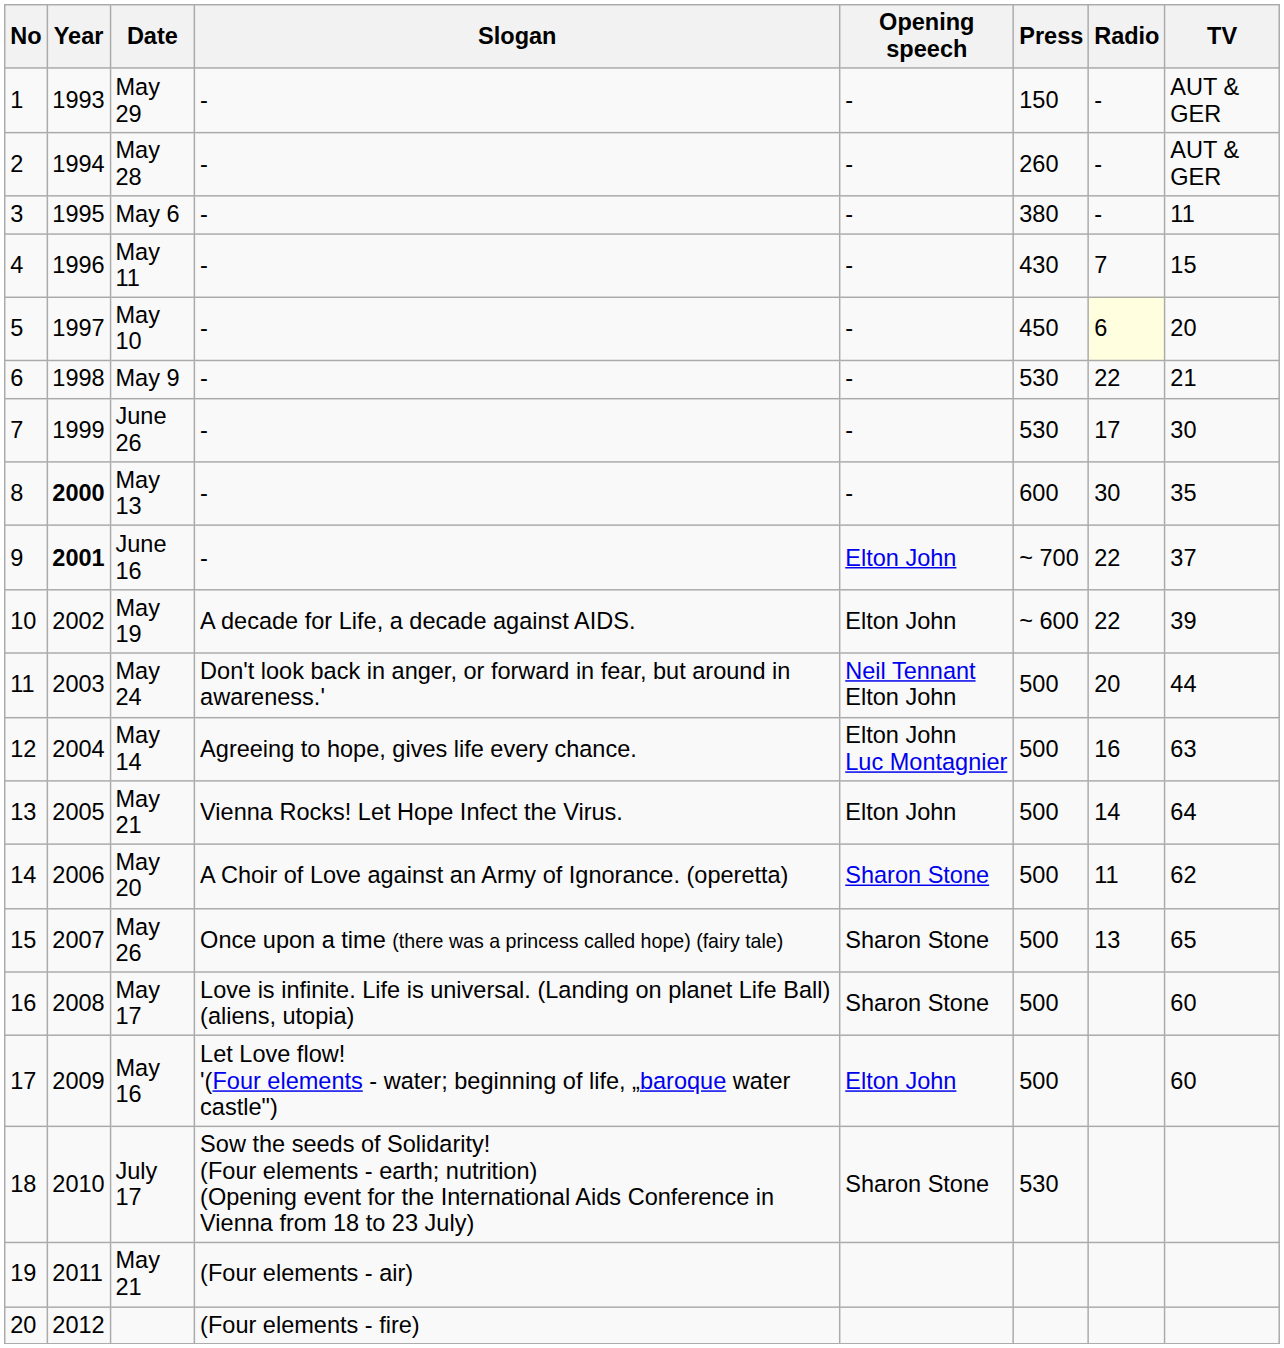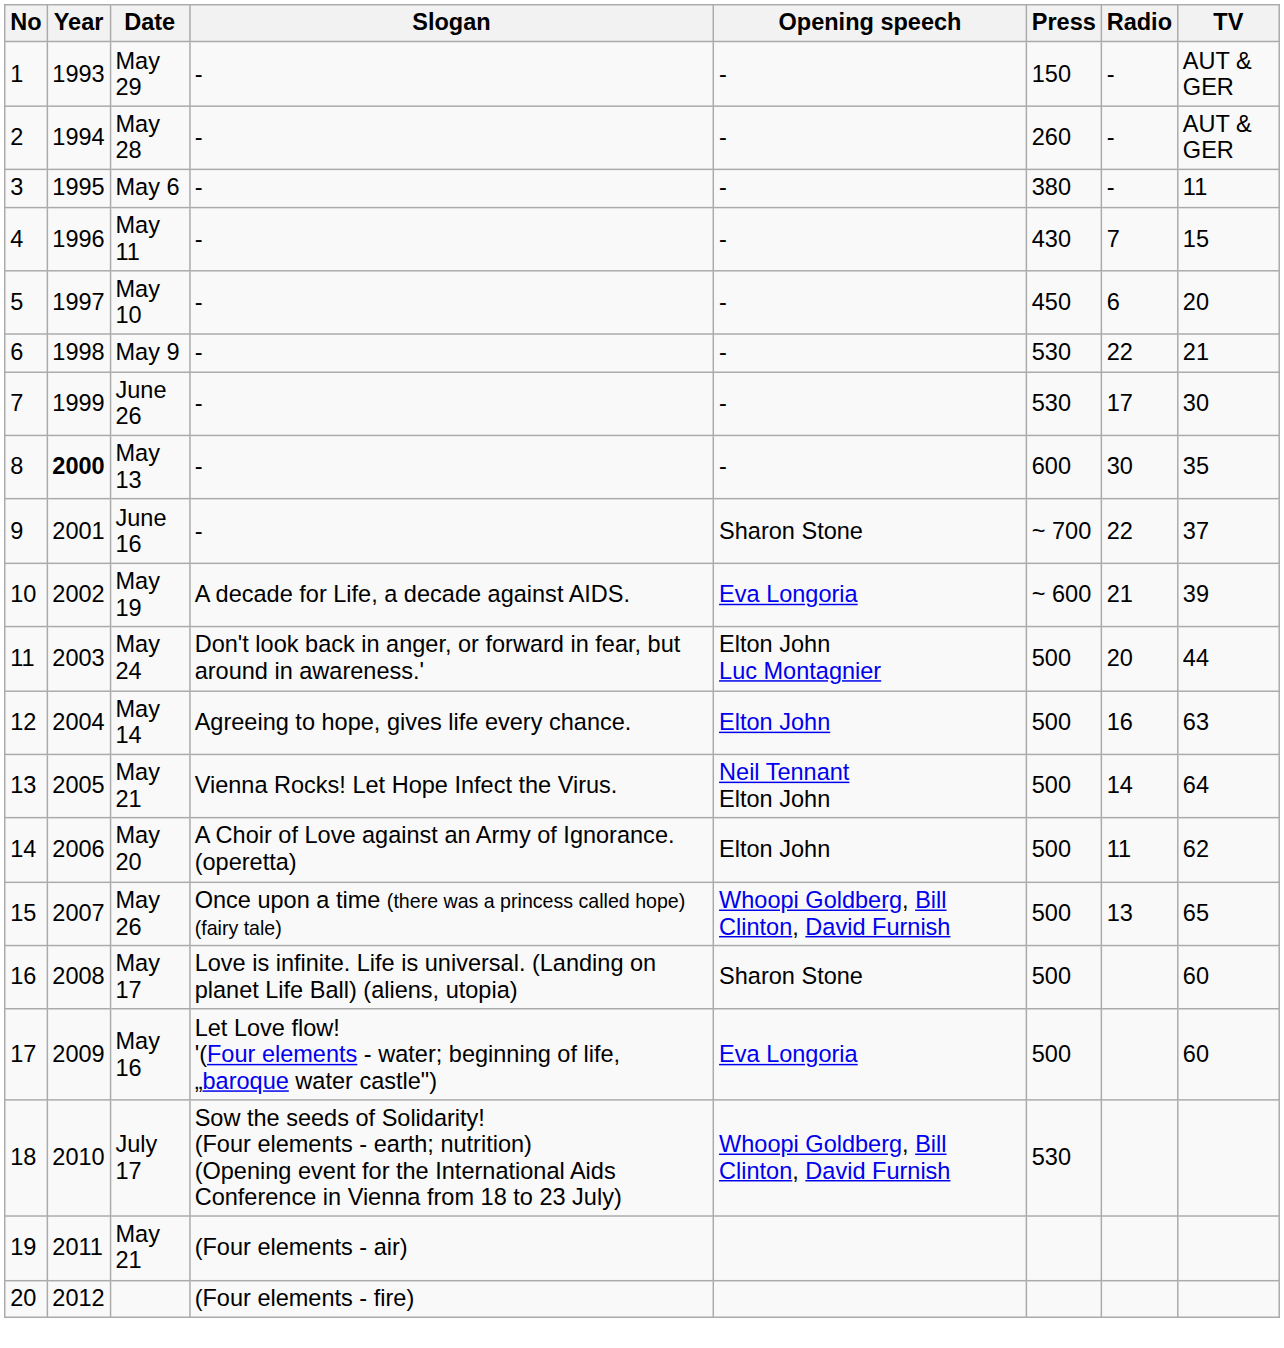(1101, 328) lightyellow background -> (1113, 302) no background
(79, 557) bold -> (79, 530) normal
(901, 557) Elton John -> (791, 530) Sharon Stone
(901, 621) Elton John -> (788, 594) Eva Longoria
(1107, 621) 22 -> (1120, 594) 21
(910, 684) Neil Tennant Elton John -> (800, 658) Elton John Luc Montagnier
(926, 748) Elton John Luc Montagnier -> (775, 722) Elton John
(901, 812) Elton John -> (784, 785) Neil Tennant Elton John
(917, 876) Sharon Stone -> (775, 849) Elton John
(917, 939) Sharon Stone -> (835, 913) Whoopi Goldberg, Bill Clinton, David Furnish
(901, 1080) Elton John -> (788, 1054) Eva Longoria
(917, 1184) Sharon Stone -> (835, 1157) Whoopi Goldberg, Bill Clinton, David Furnish
